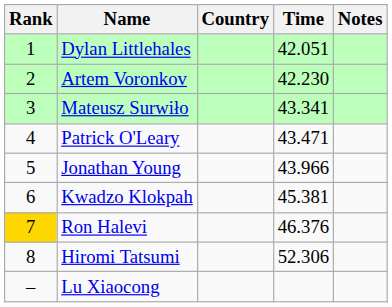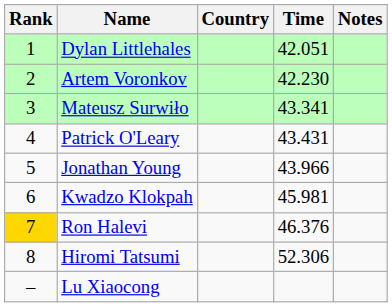(303, 138) 43.471 -> (303, 138) 43.431
(303, 197) 45.381 -> (303, 197) 45.981
